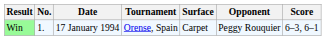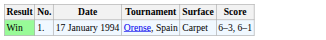- column: (249, 11)
